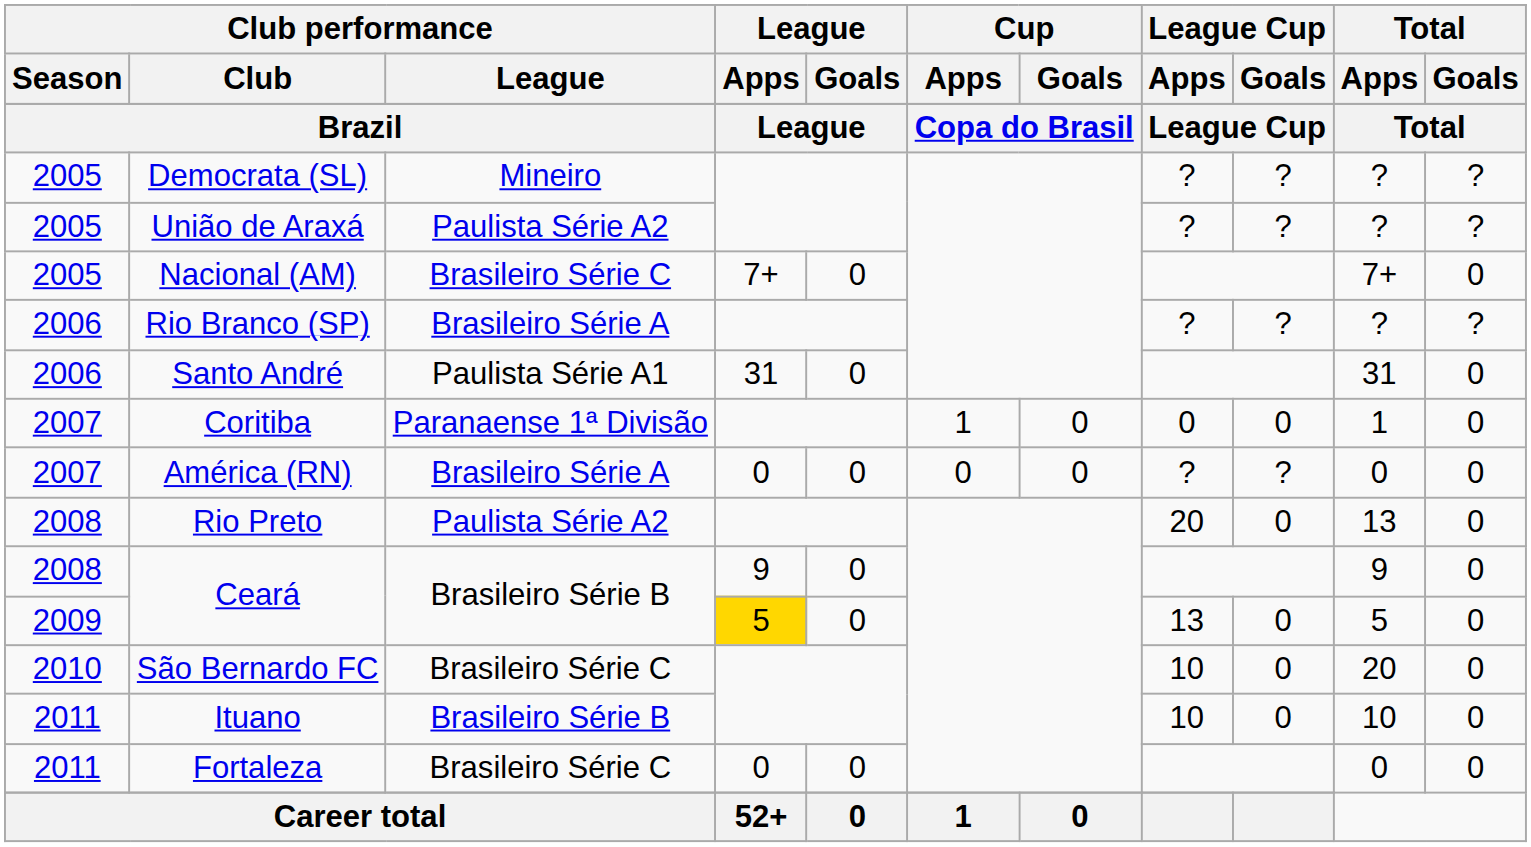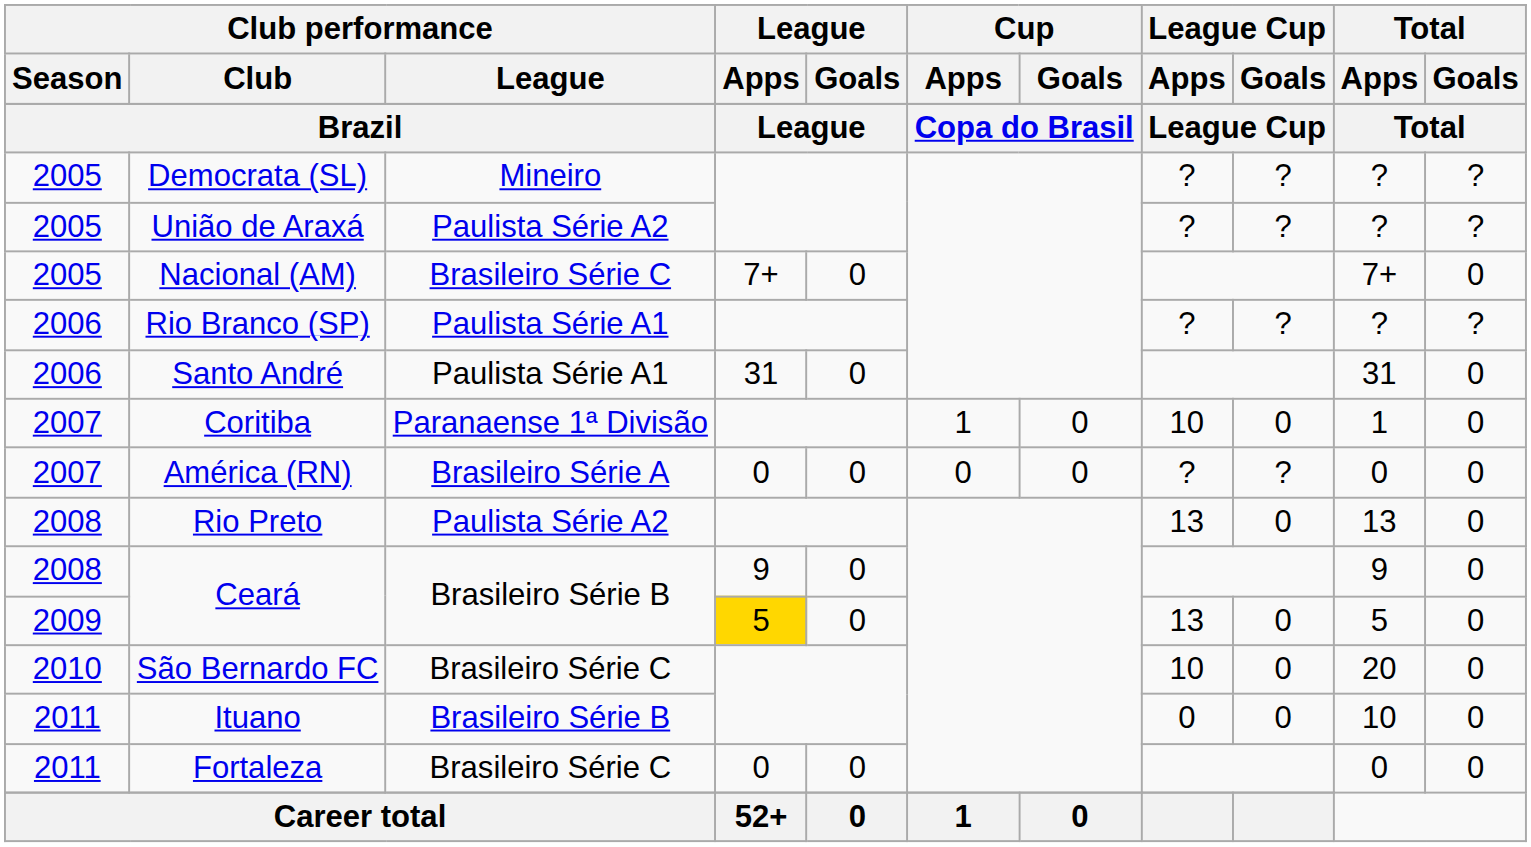(550, 324) Brasileiro Série A -> (550, 324) Paulista Série A1
(1187, 422) 0 -> (1187, 422) 10
(1187, 521) 20 -> (1187, 521) 13
(1187, 718) 10 -> (1187, 718) 0
